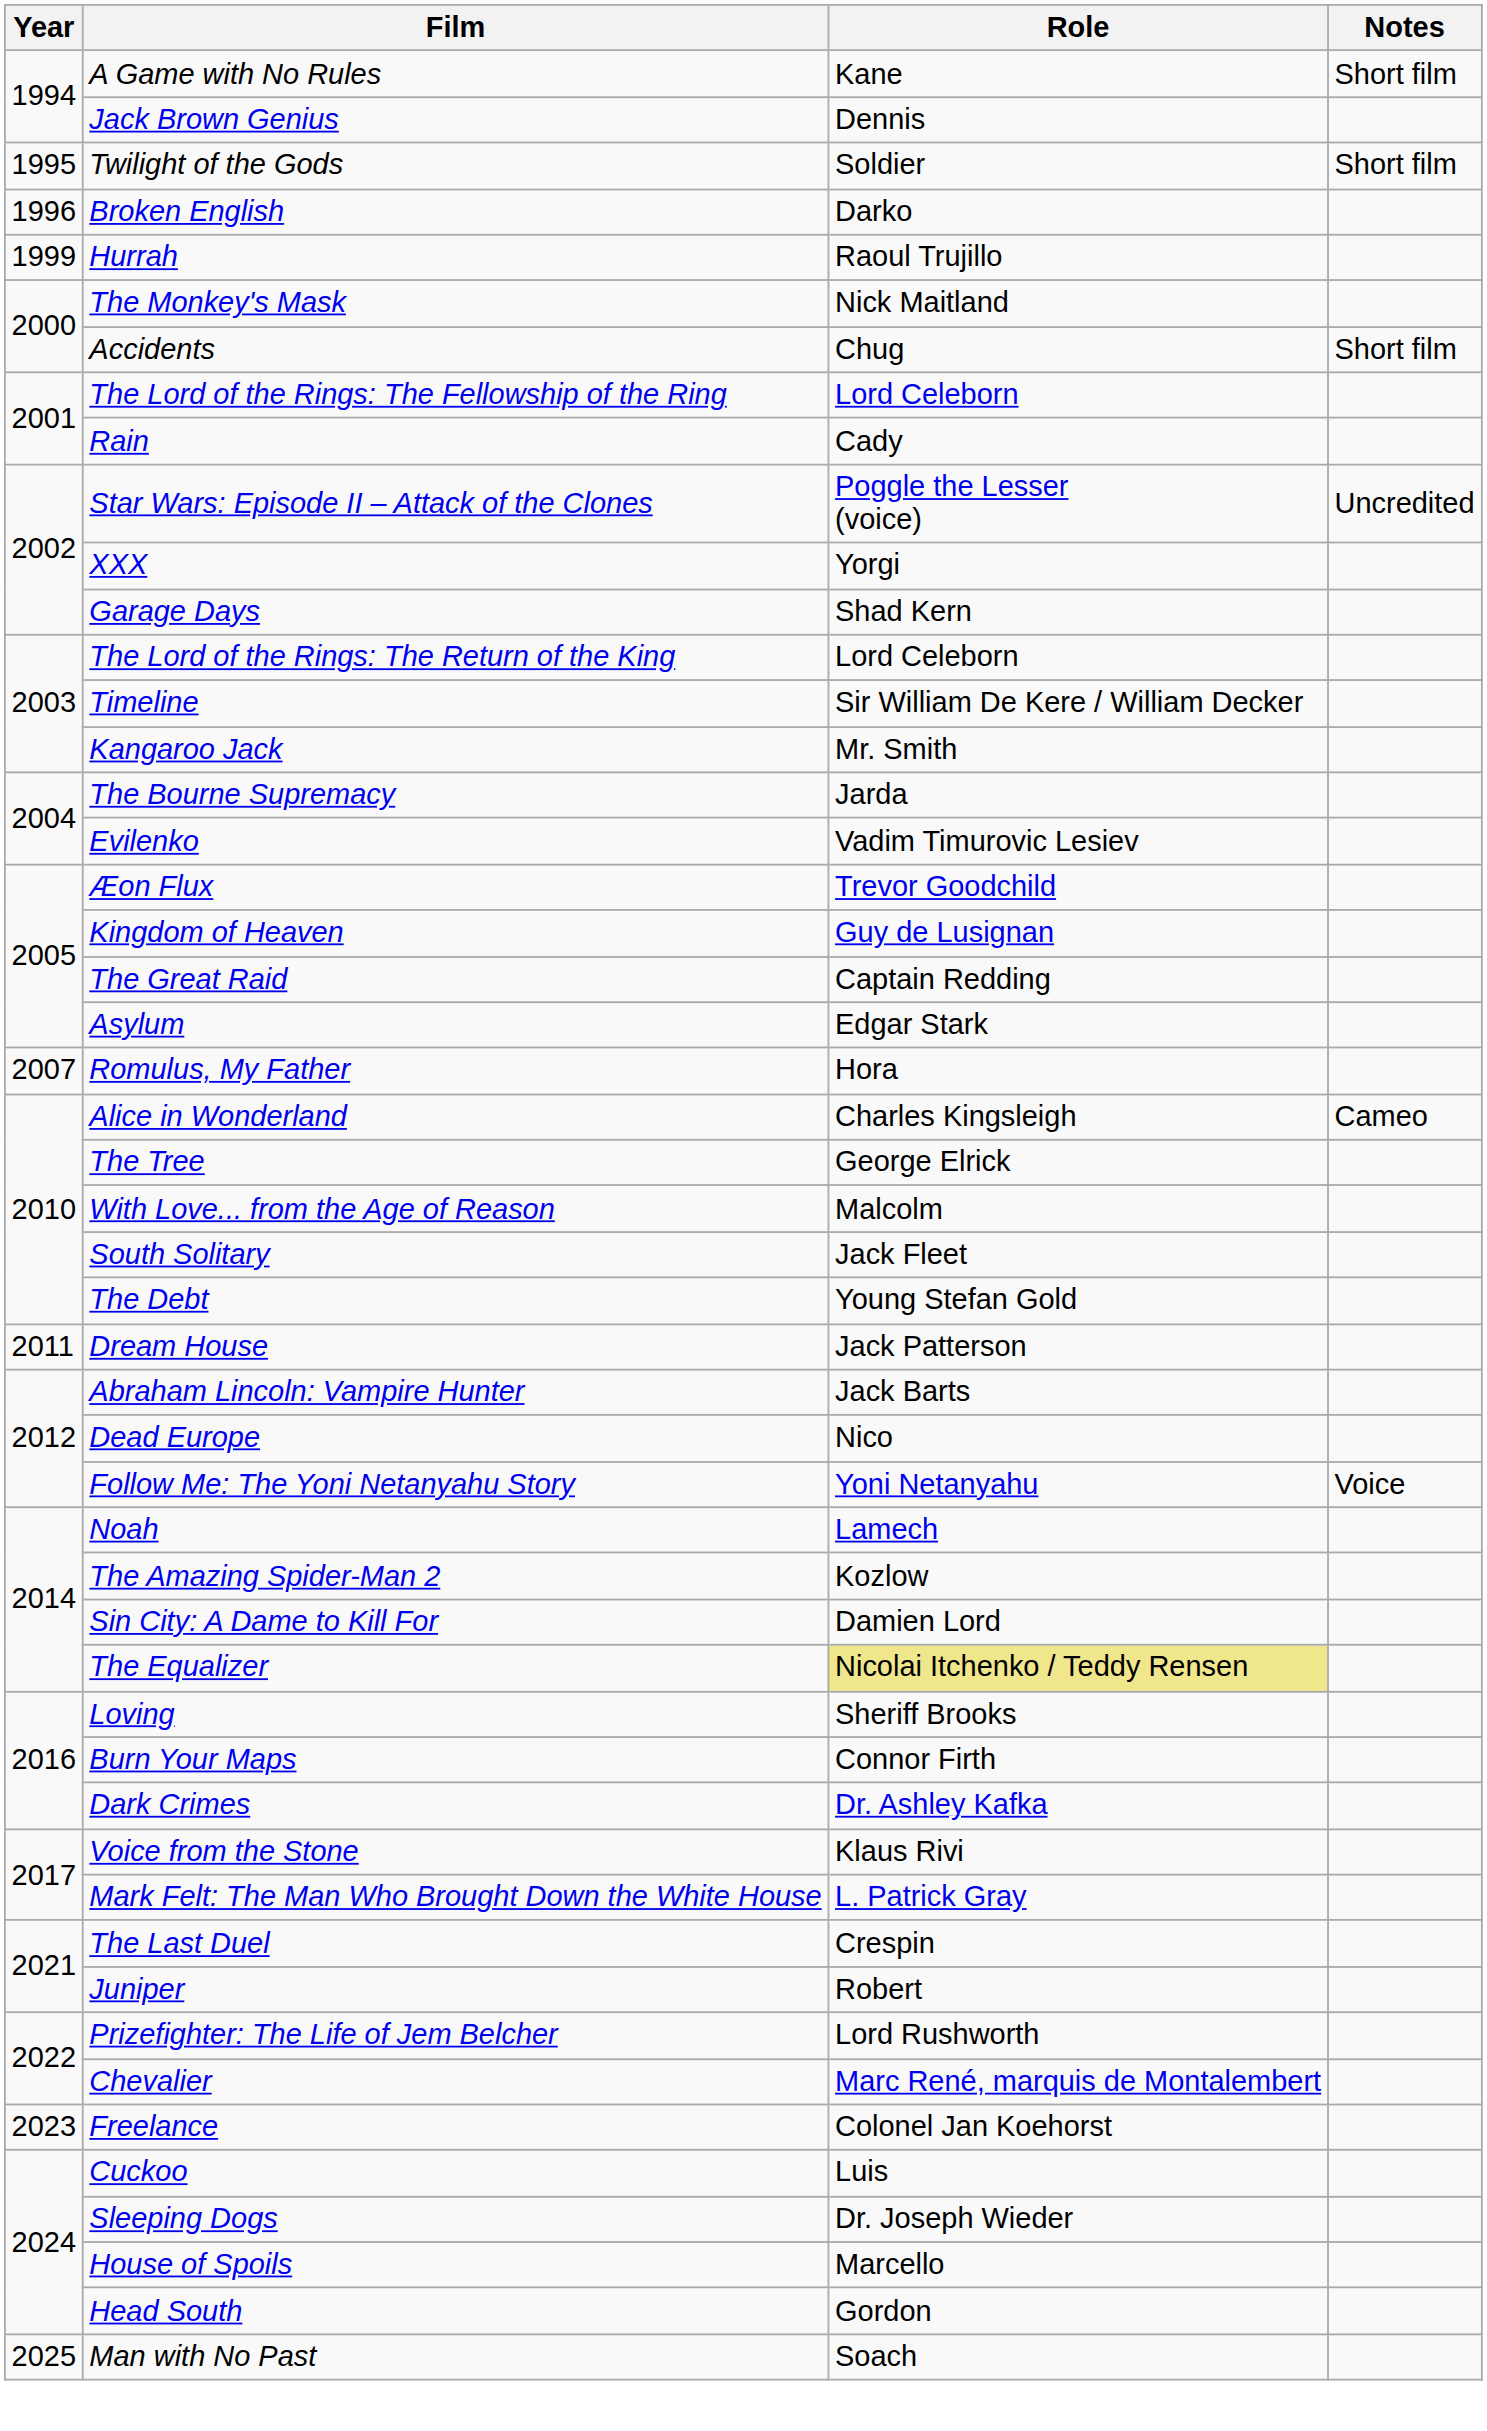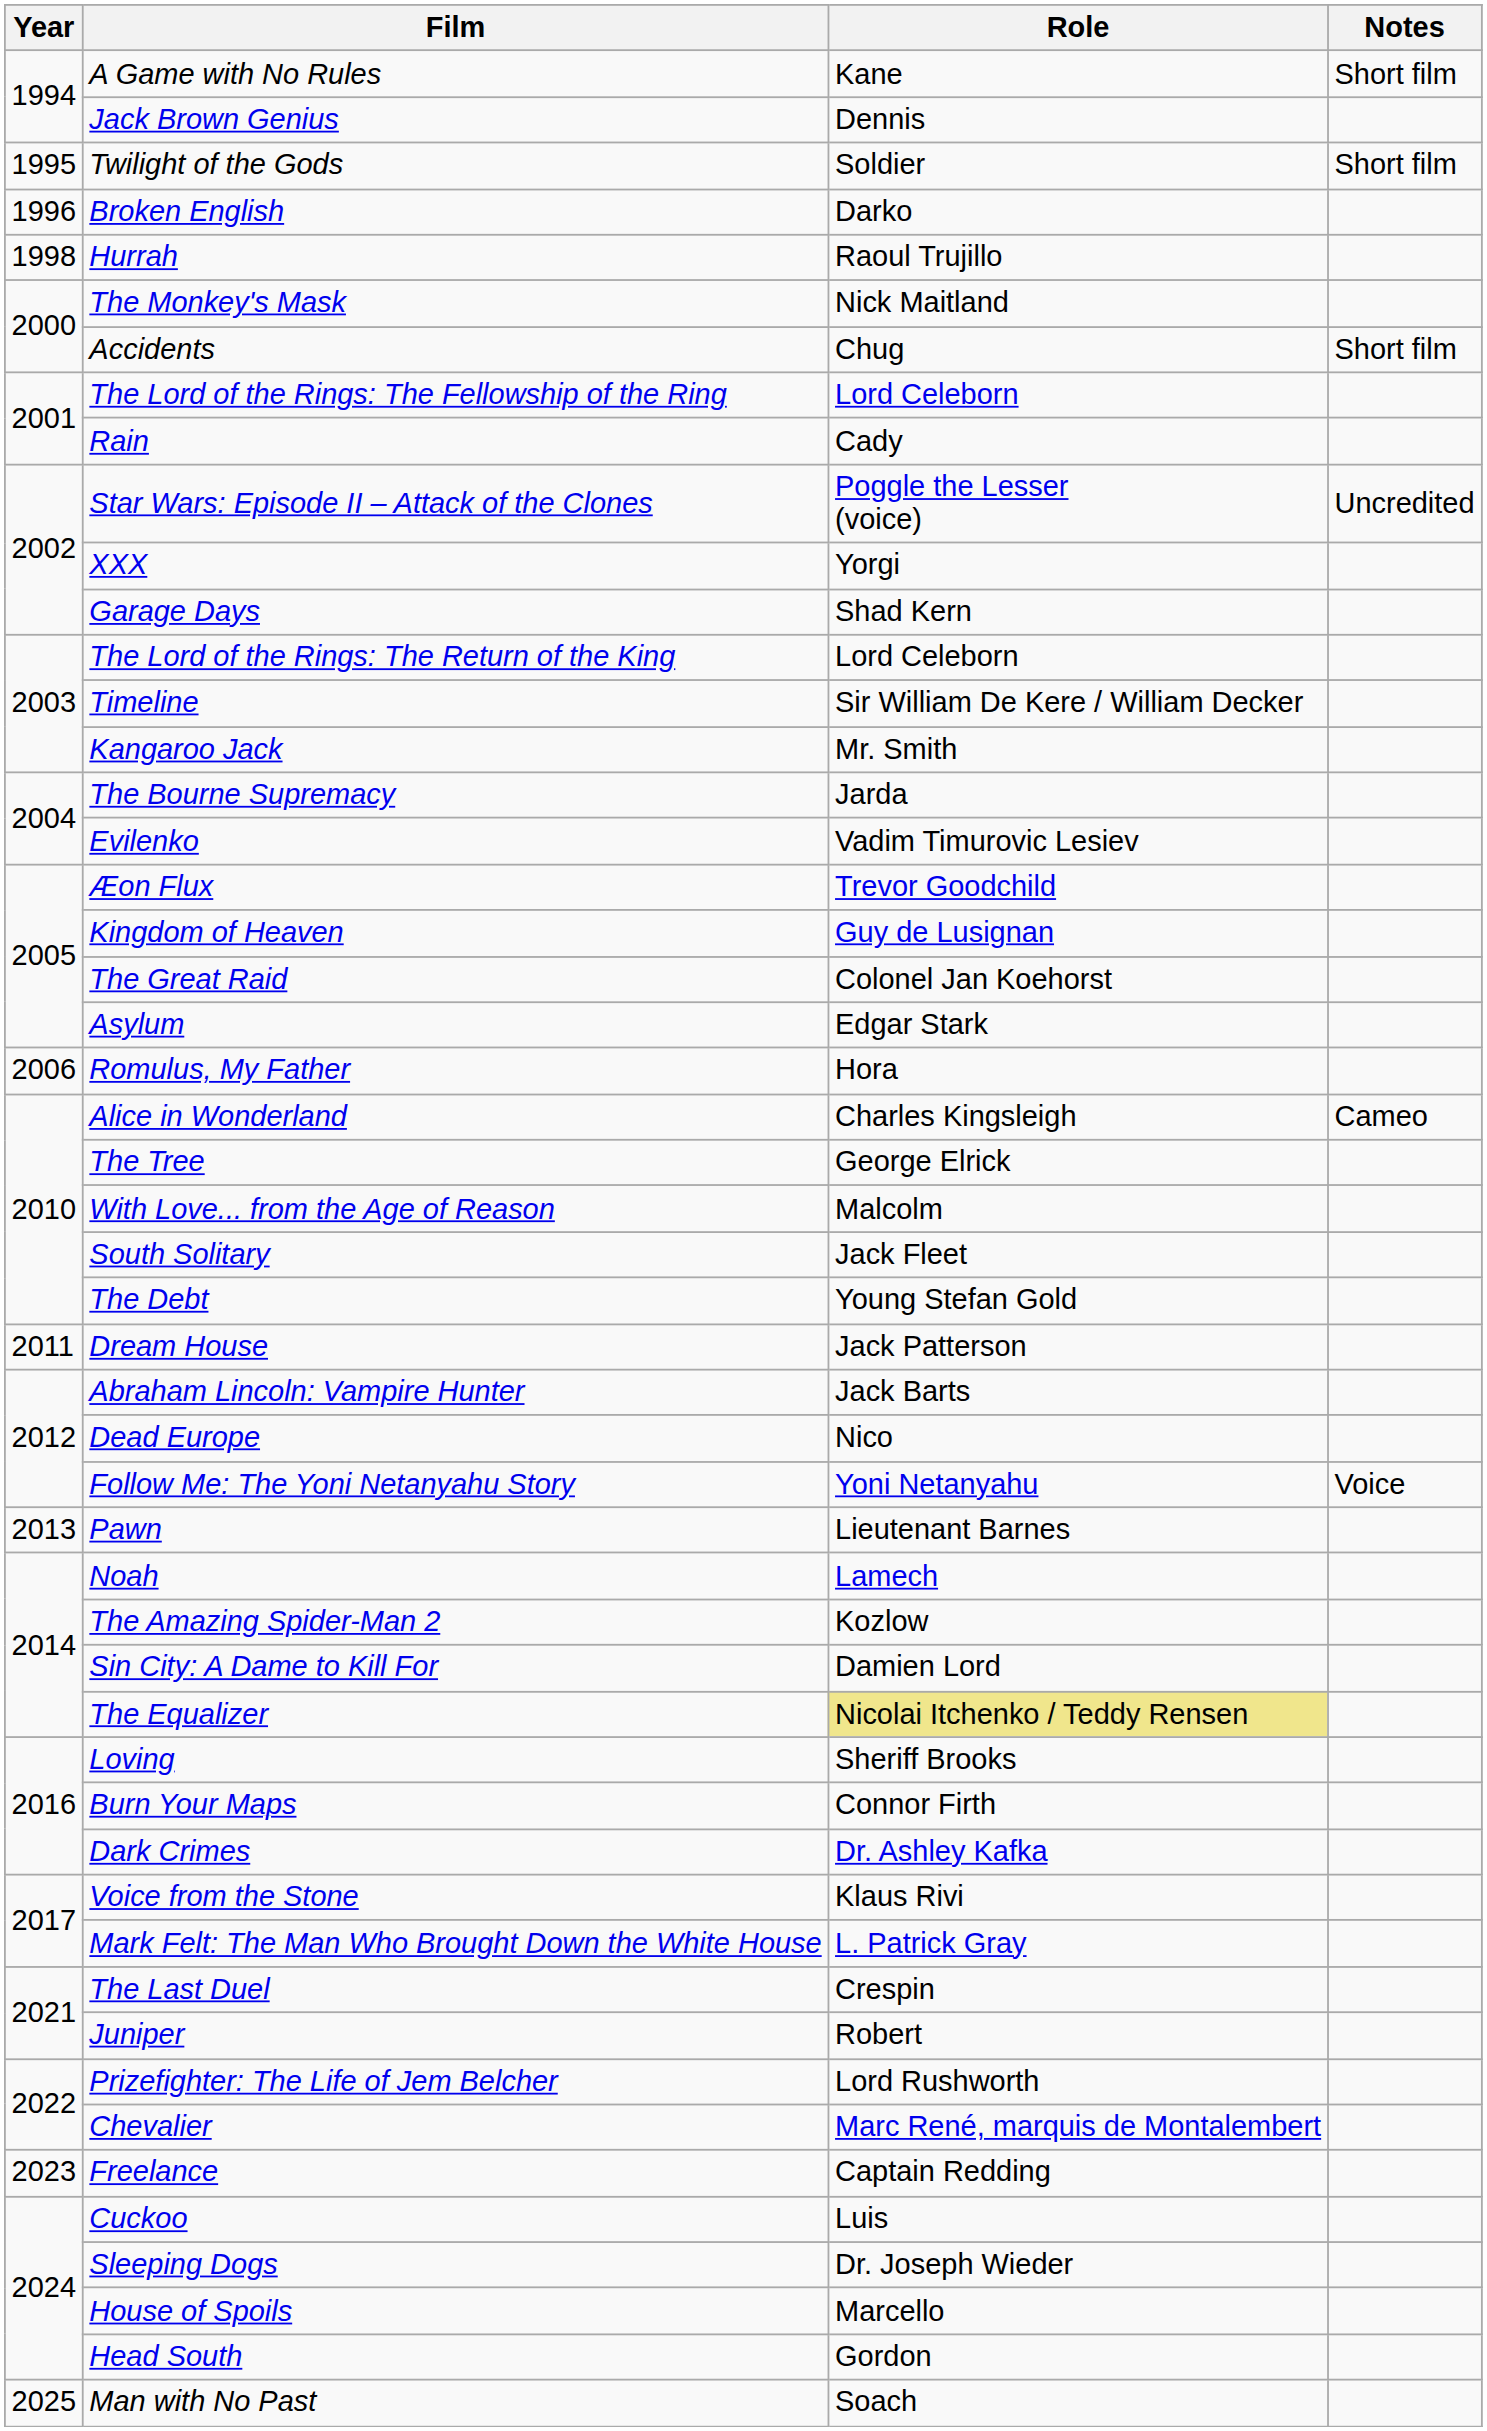(44, 257) 1999 -> (44, 257) 1998
(943, 978) Captain Redding -> (973, 978) Colonel Jan Koehorst
(44, 1070) 2007 -> (44, 1070) 2006
+ row: (126, 1529)
(973, 2126) Colonel Jan Koehorst -> (943, 2172) Captain Redding
